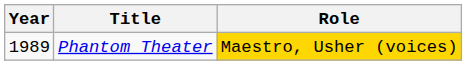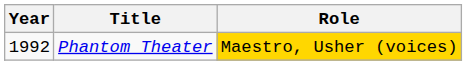(29, 47) 1989 -> (29, 47) 1992
